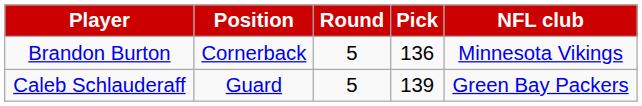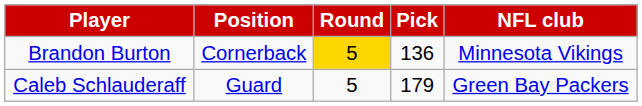(352, 52) no background -> (352, 52) gold background
(417, 85) 139 -> (417, 85) 179
